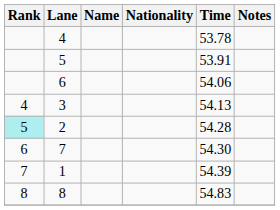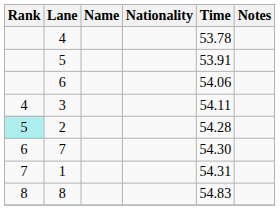(215, 104) 54.13 -> (215, 104) 54.11
(215, 171) 54.39 -> (215, 171) 54.31
